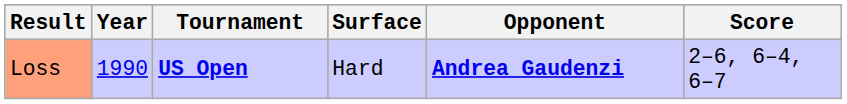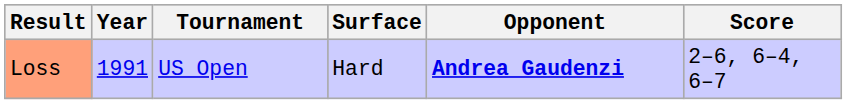(122, 69) 1990 -> (122, 69) 1991
(203, 69) bold -> (203, 69) normal
